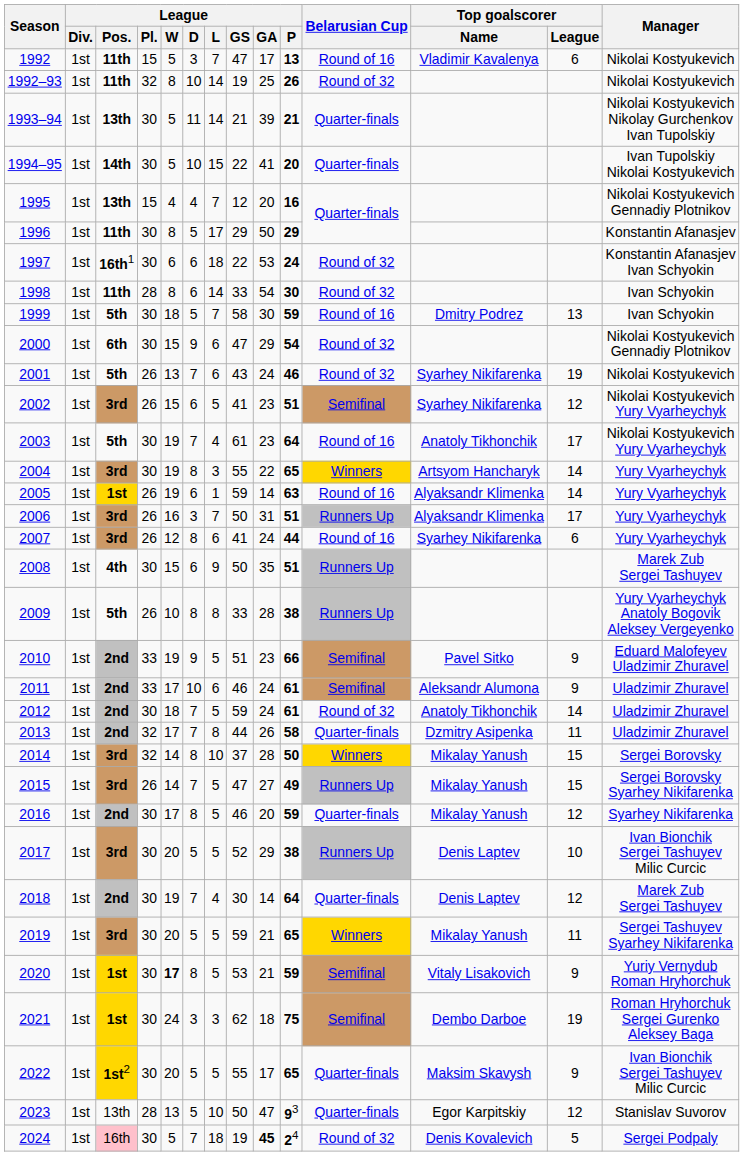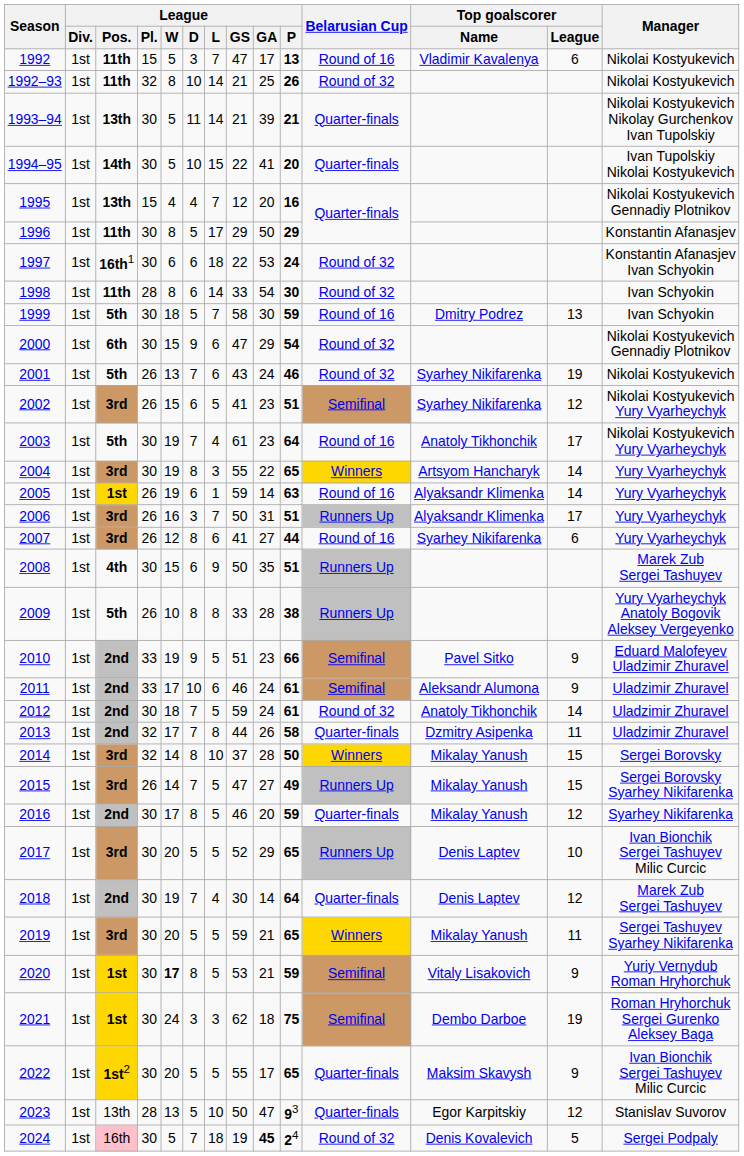(240, 81) 19 -> (240, 81) 21
(267, 538) 24 -> (267, 538) 27
(291, 852) 38 -> (291, 852) 65
